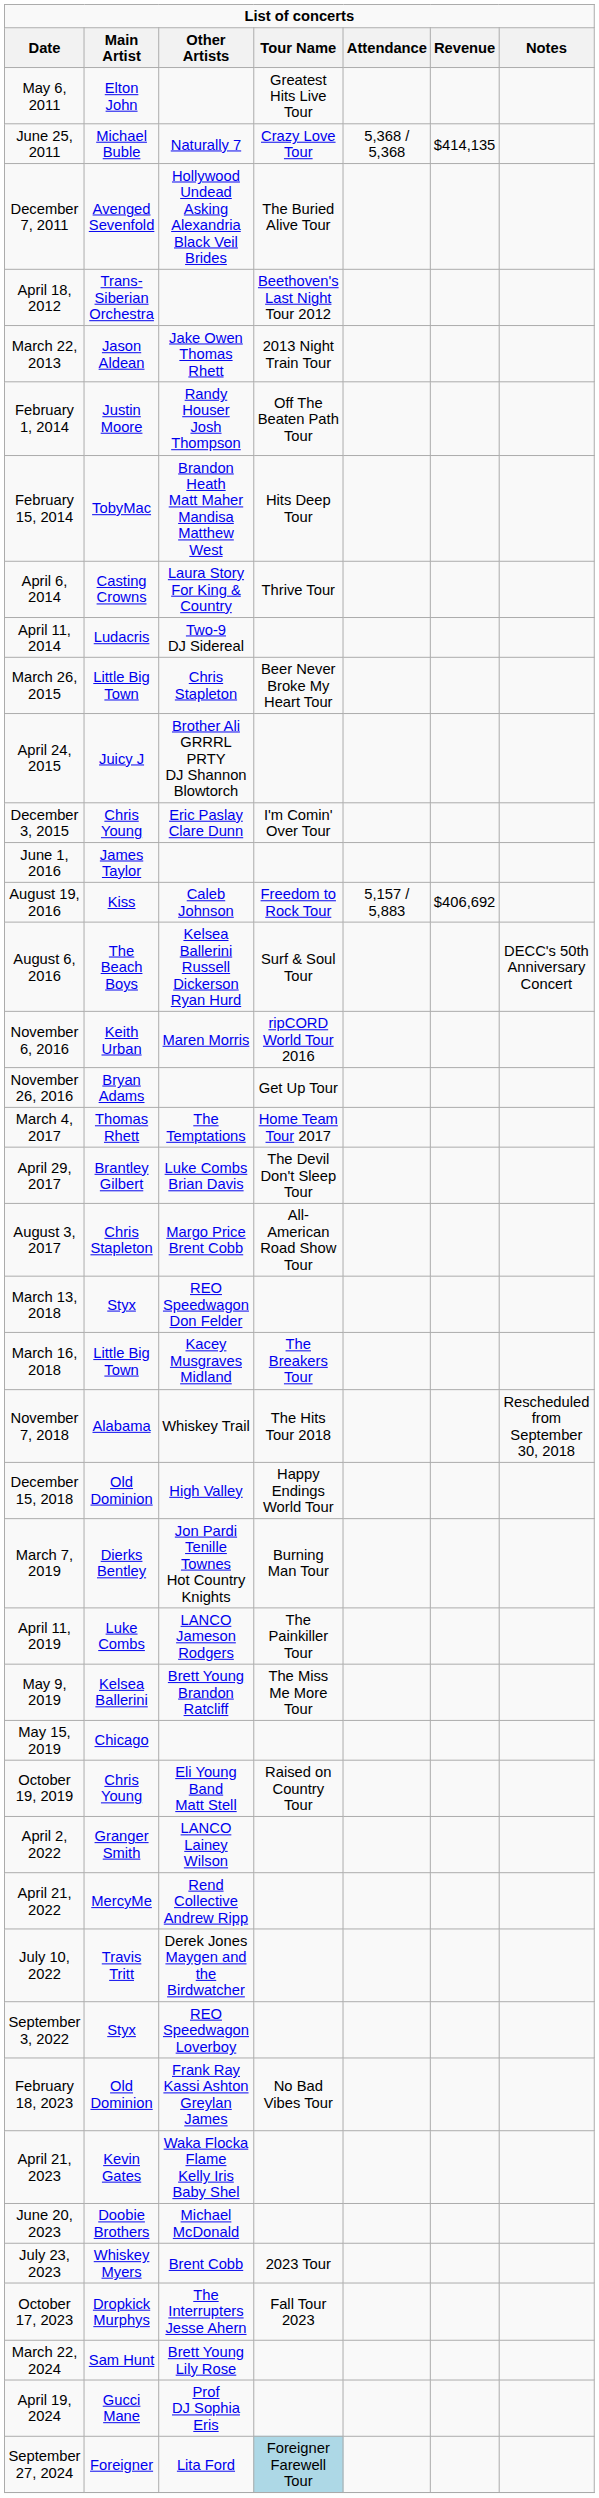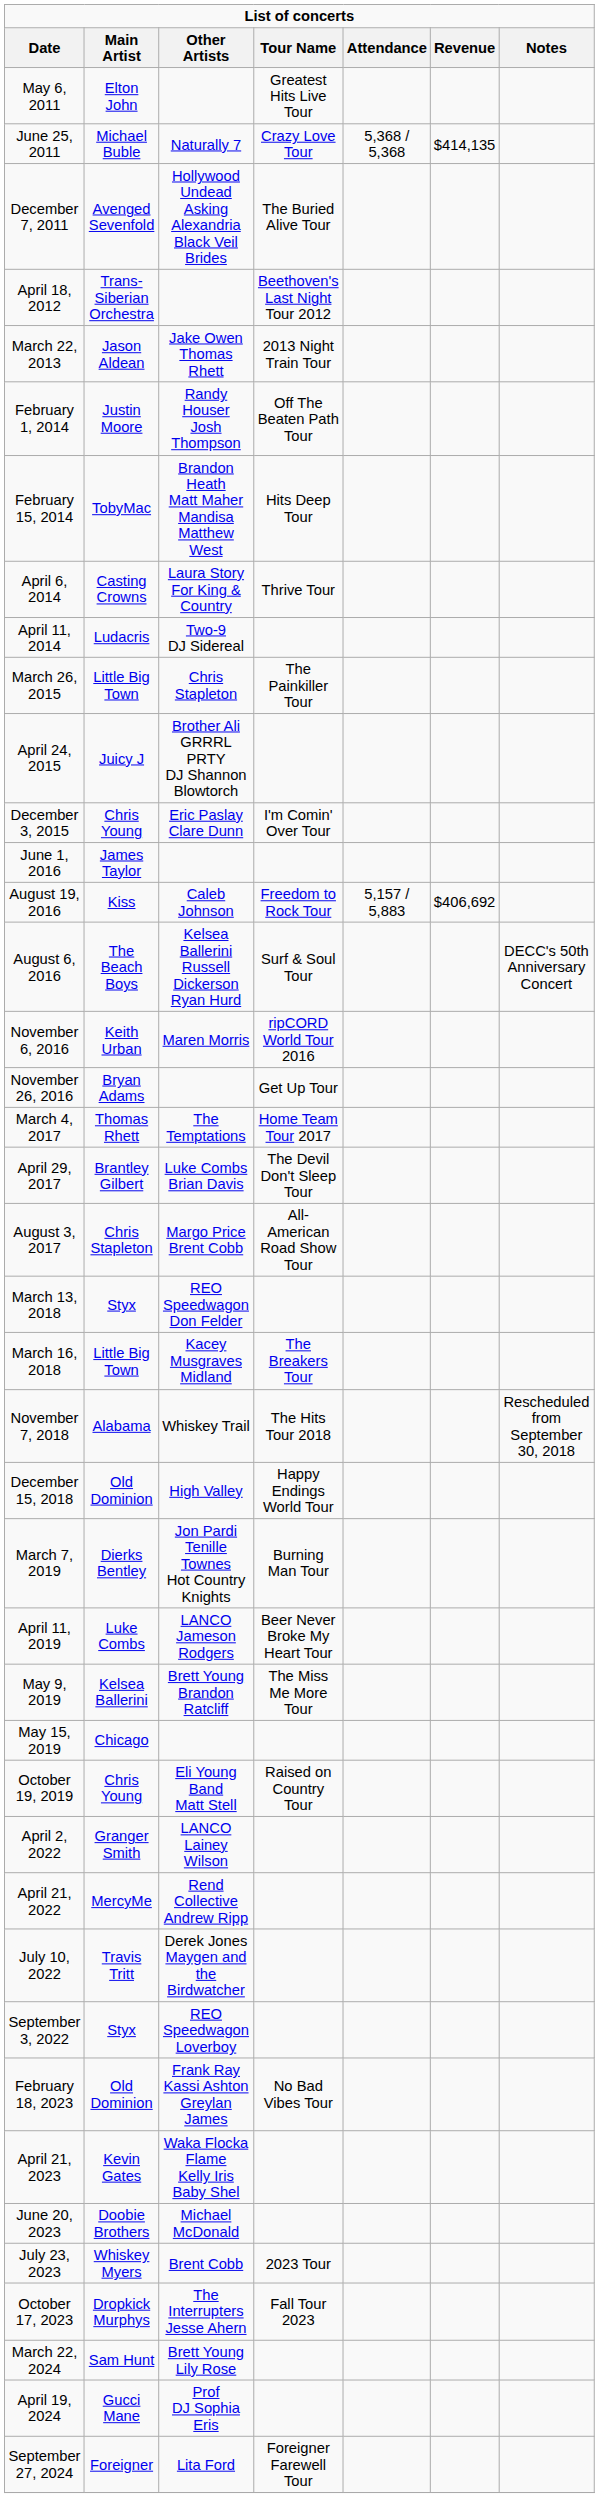(298, 685) Beer Never Broke My Heart Tour -> (298, 685) The Painkiller Tour
(298, 1636) The Painkiller Tour -> (298, 1636) Beer Never Broke My Heart Tour
(298, 2464) lightblue background -> (298, 2464) no background
